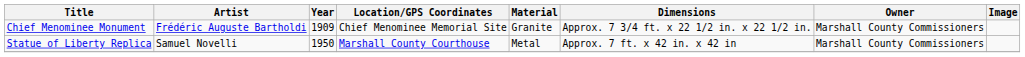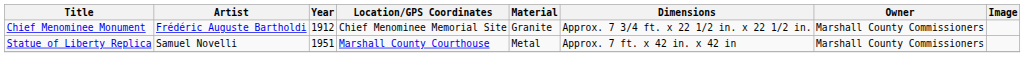(323, 28) 1909 -> (323, 28) 1912
(323, 44) 1950 -> (323, 44) 1951
